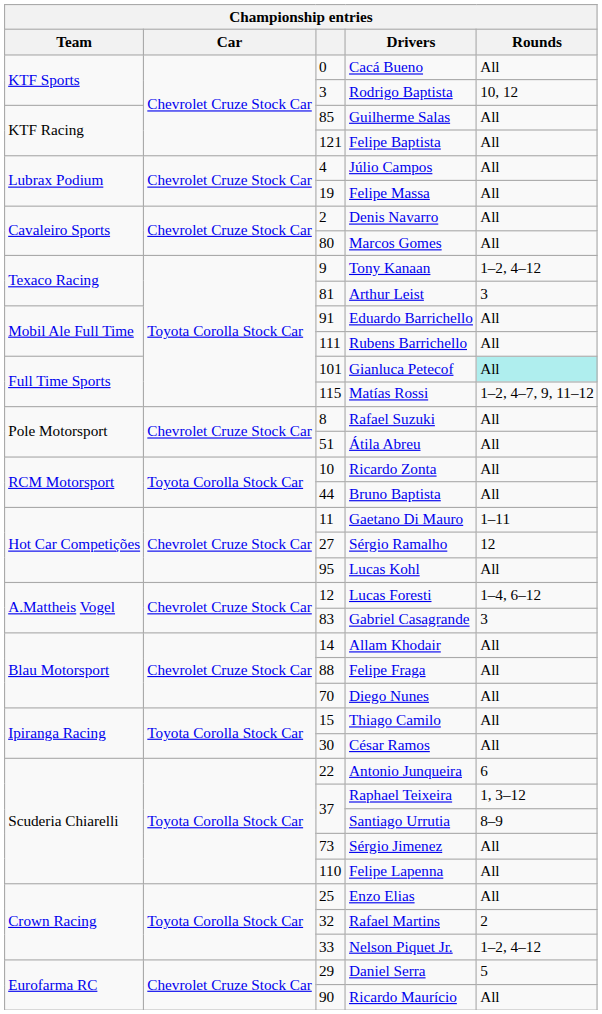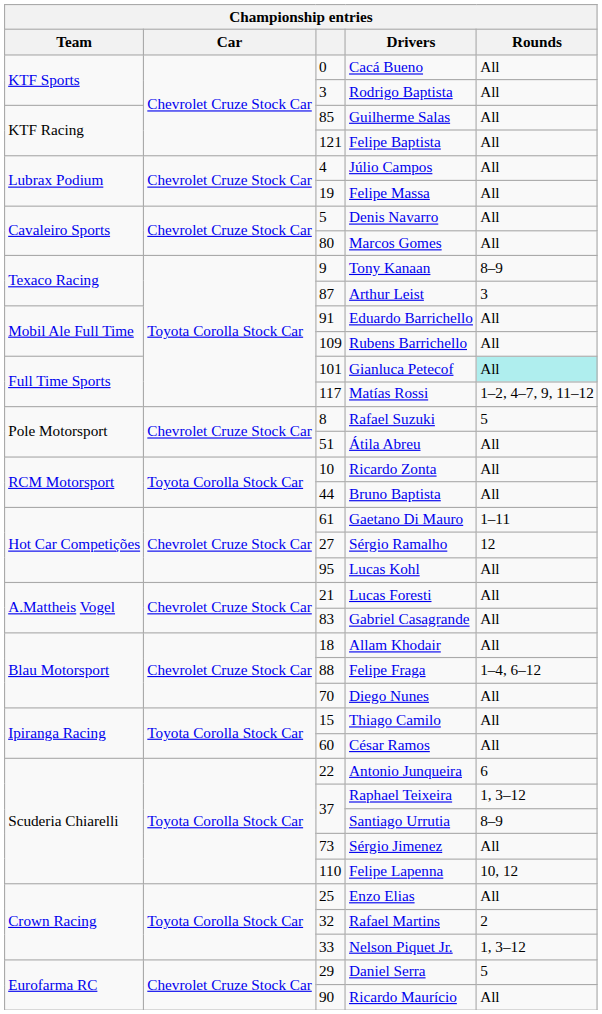(499, 92) 10, 12 -> (490, 92) All
(323, 217) 2 -> (323, 217) 5
(511, 267) 1–2, 4–12 -> (492, 267) 8–9
(327, 293) 81 -> (327, 293) 87
(330, 343) 111 -> (330, 343) 109
(330, 393) 115 -> (330, 393) 117
(490, 418) All -> (484, 418) 5
(326, 519) 11 -> (327, 519) 61
(327, 594) 12 -> (327, 594) 21
(511, 594) 1–4, 6–12 -> (490, 594) All
(484, 619) 3 -> (490, 619) All
(327, 644) 14 -> (327, 644) 18
(490, 670) All -> (511, 670) 1–4, 6–12
(327, 745) 30 -> (327, 745) 60
(490, 871) All -> (499, 871) 10, 12
(511, 946) 1–2, 4–12 -> (503, 946) 1, 3–12
